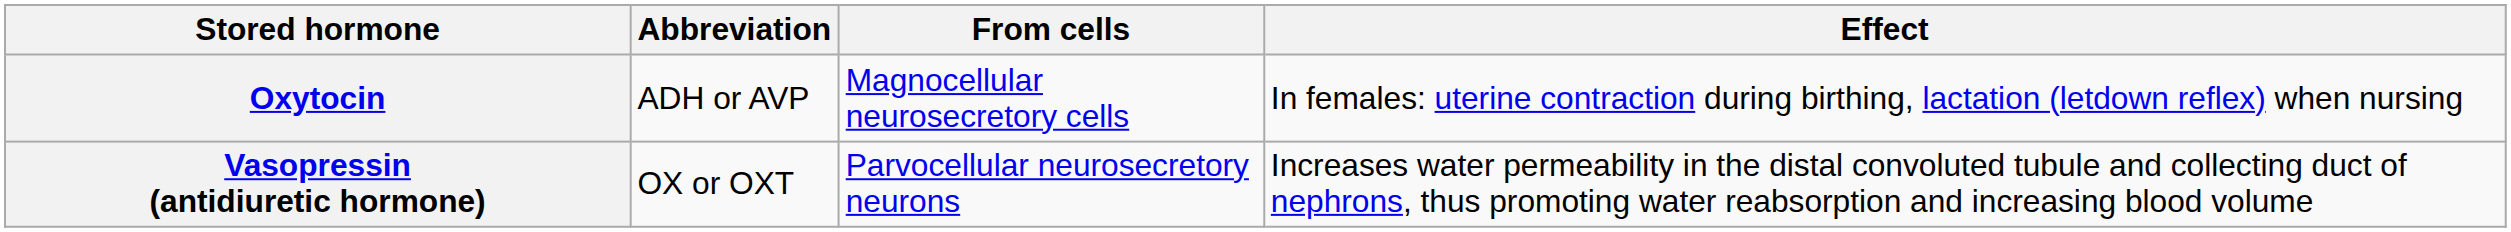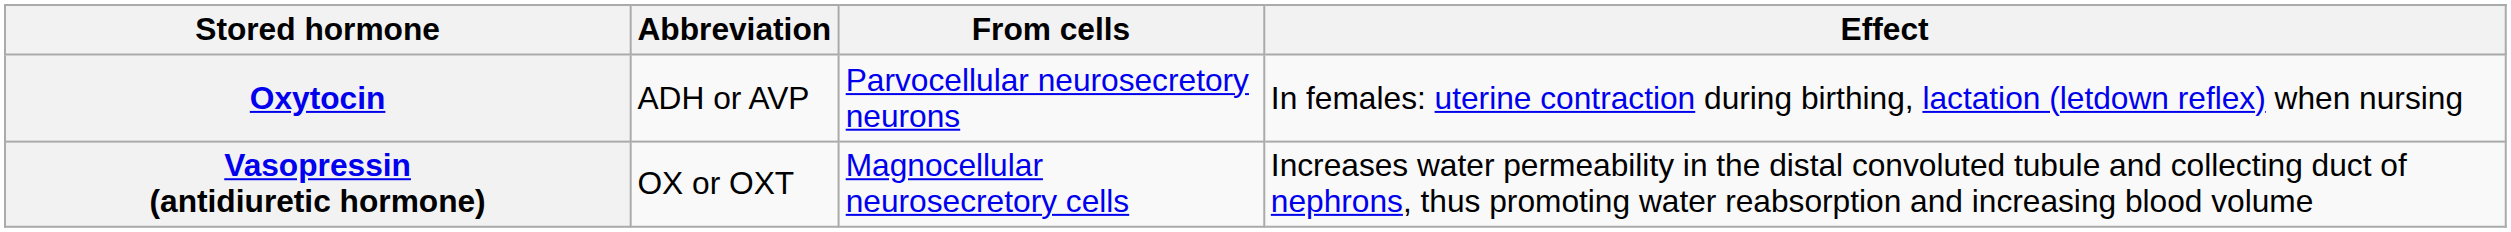(987, 97) Magnocellular neurosecretory cells -> (1047, 97) Parvocellular neurosecretory neurons
(1047, 183) Parvocellular neurosecretory neurons -> (987, 183) Magnocellular neurosecretory cells
